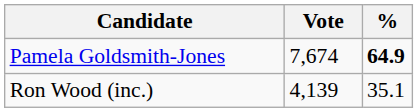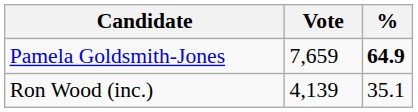(314, 55) 7,674 -> (314, 55) 7,659
